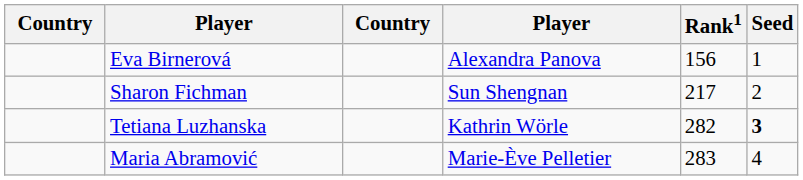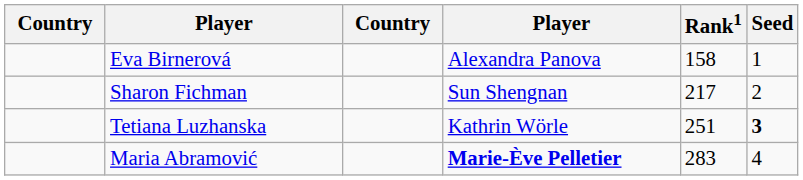(700, 59) 156 -> (700, 59) 158
(700, 125) 282 -> (700, 125) 251
(529, 158) normal -> (535, 158) bold
